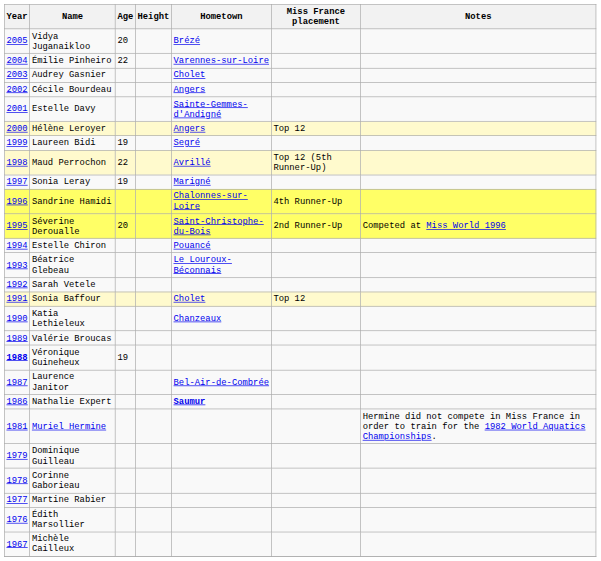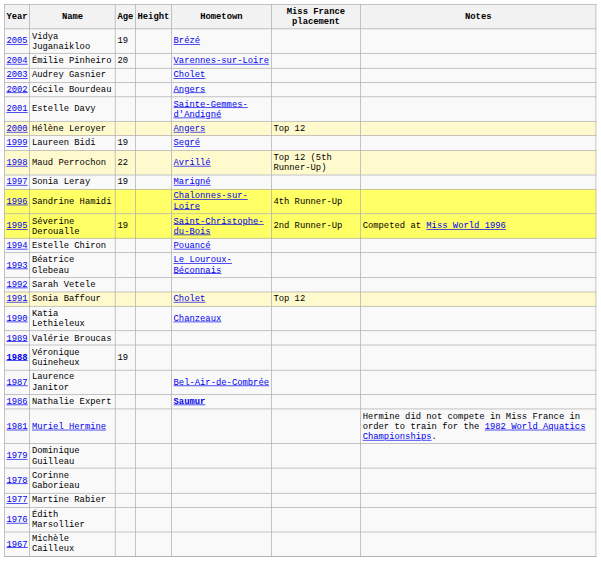(123, 41) 20 -> (123, 41) 19
(123, 61) 22 -> (123, 61) 20
(123, 226) 20 -> (123, 226) 19
